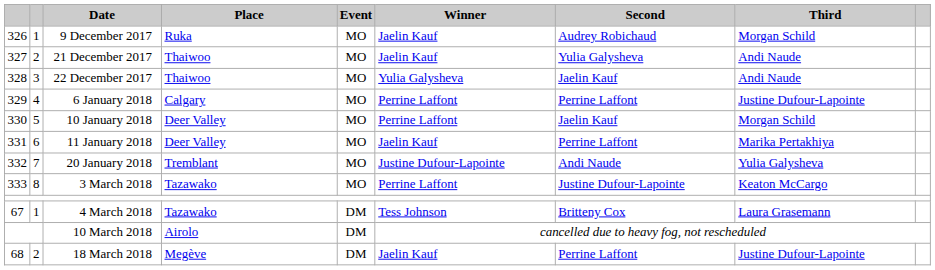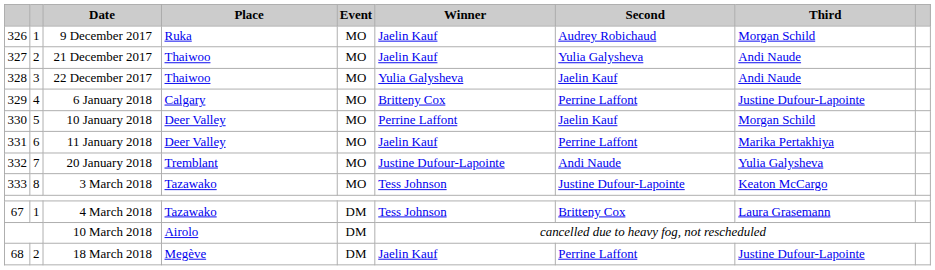(418, 99) Perrine Laffont -> (412, 99) Britteny Cox
(418, 184) Perrine Laffont -> (412, 184) Tess Johnson
